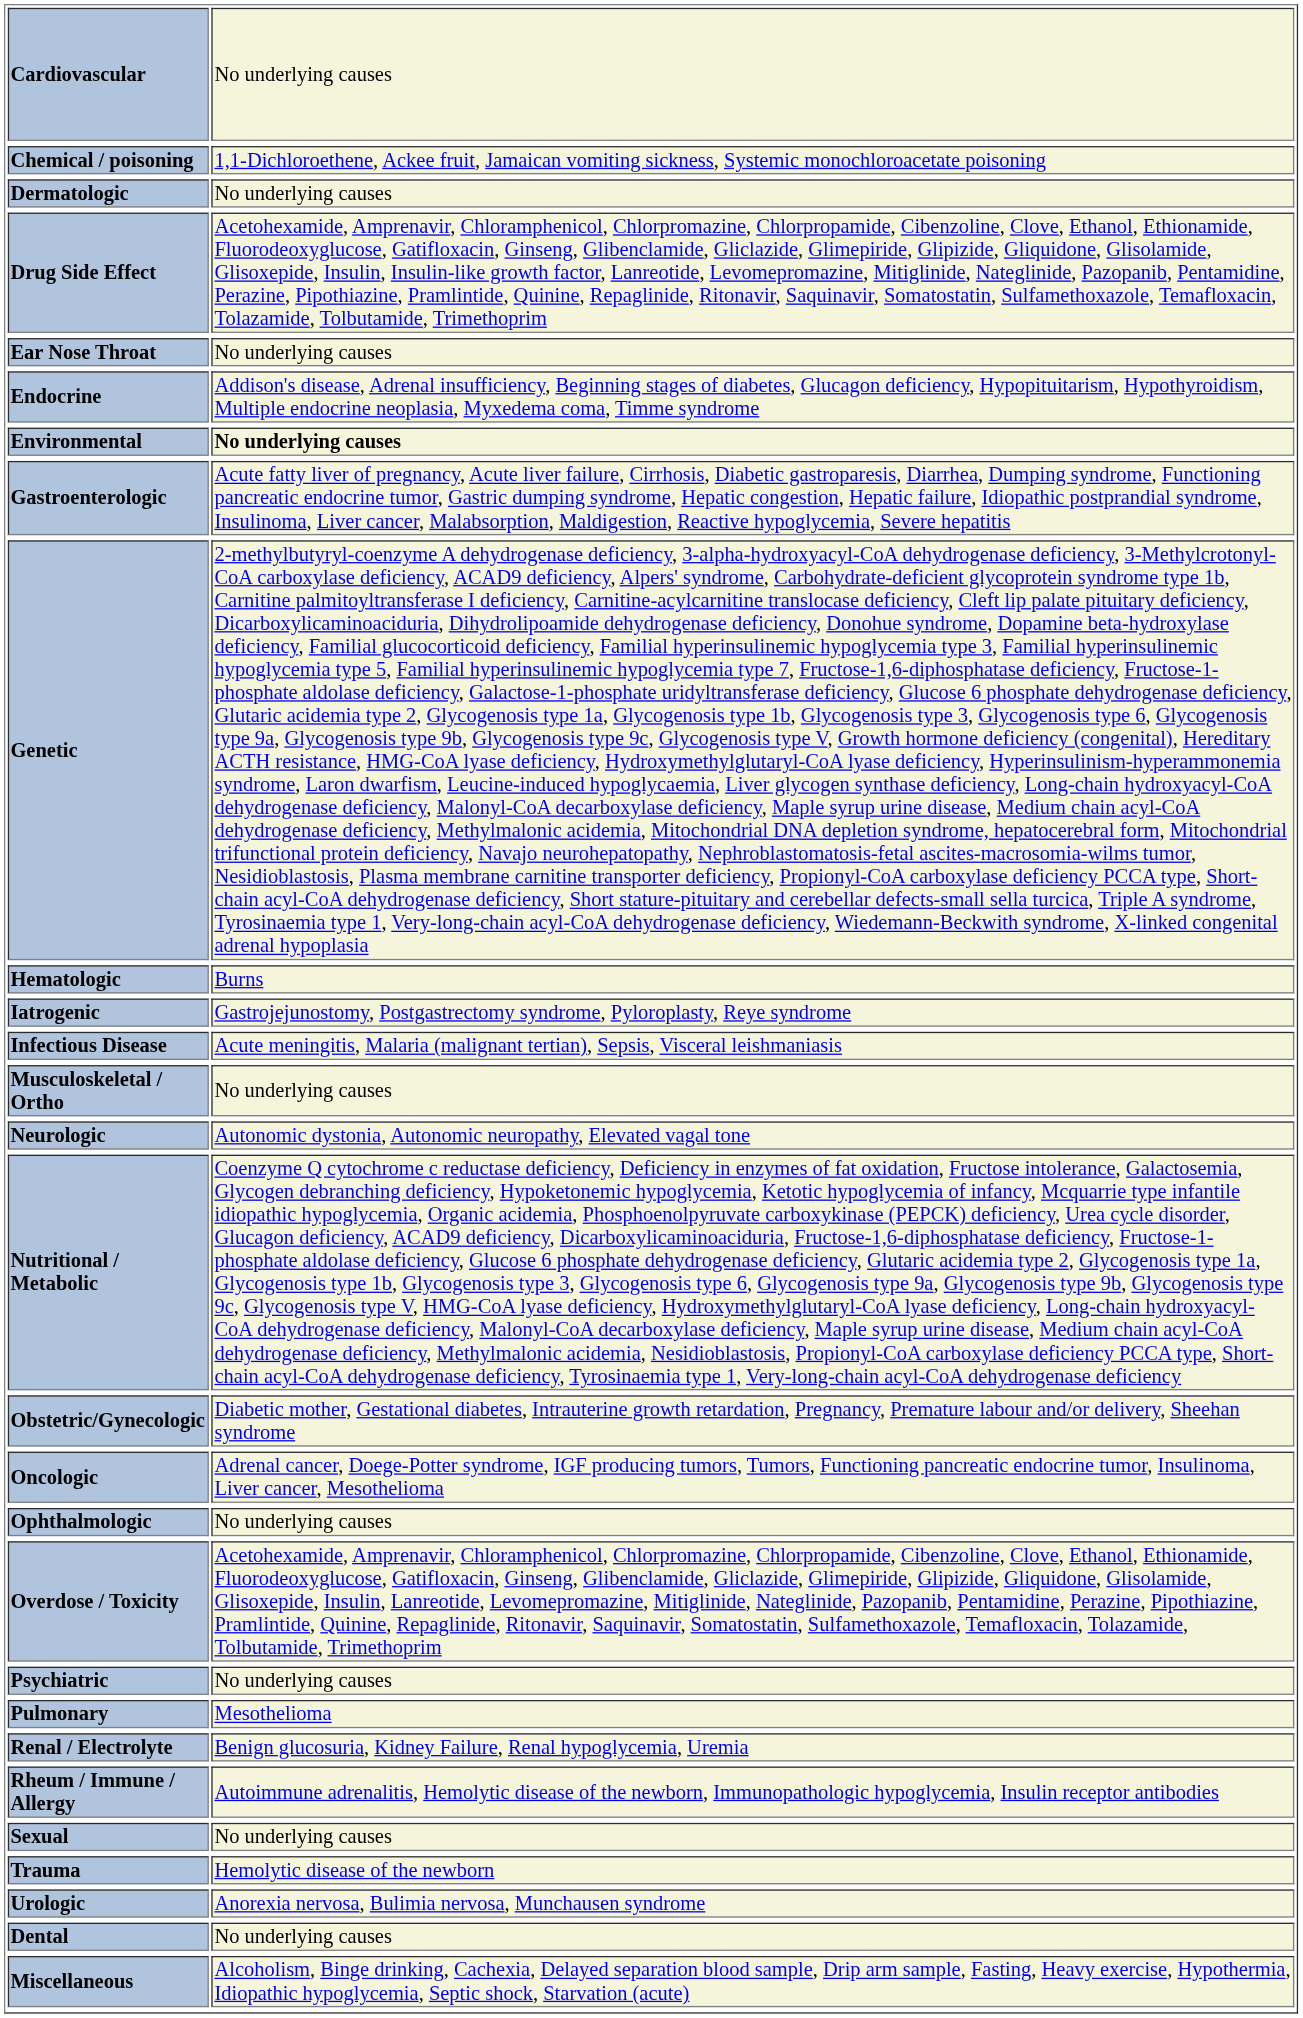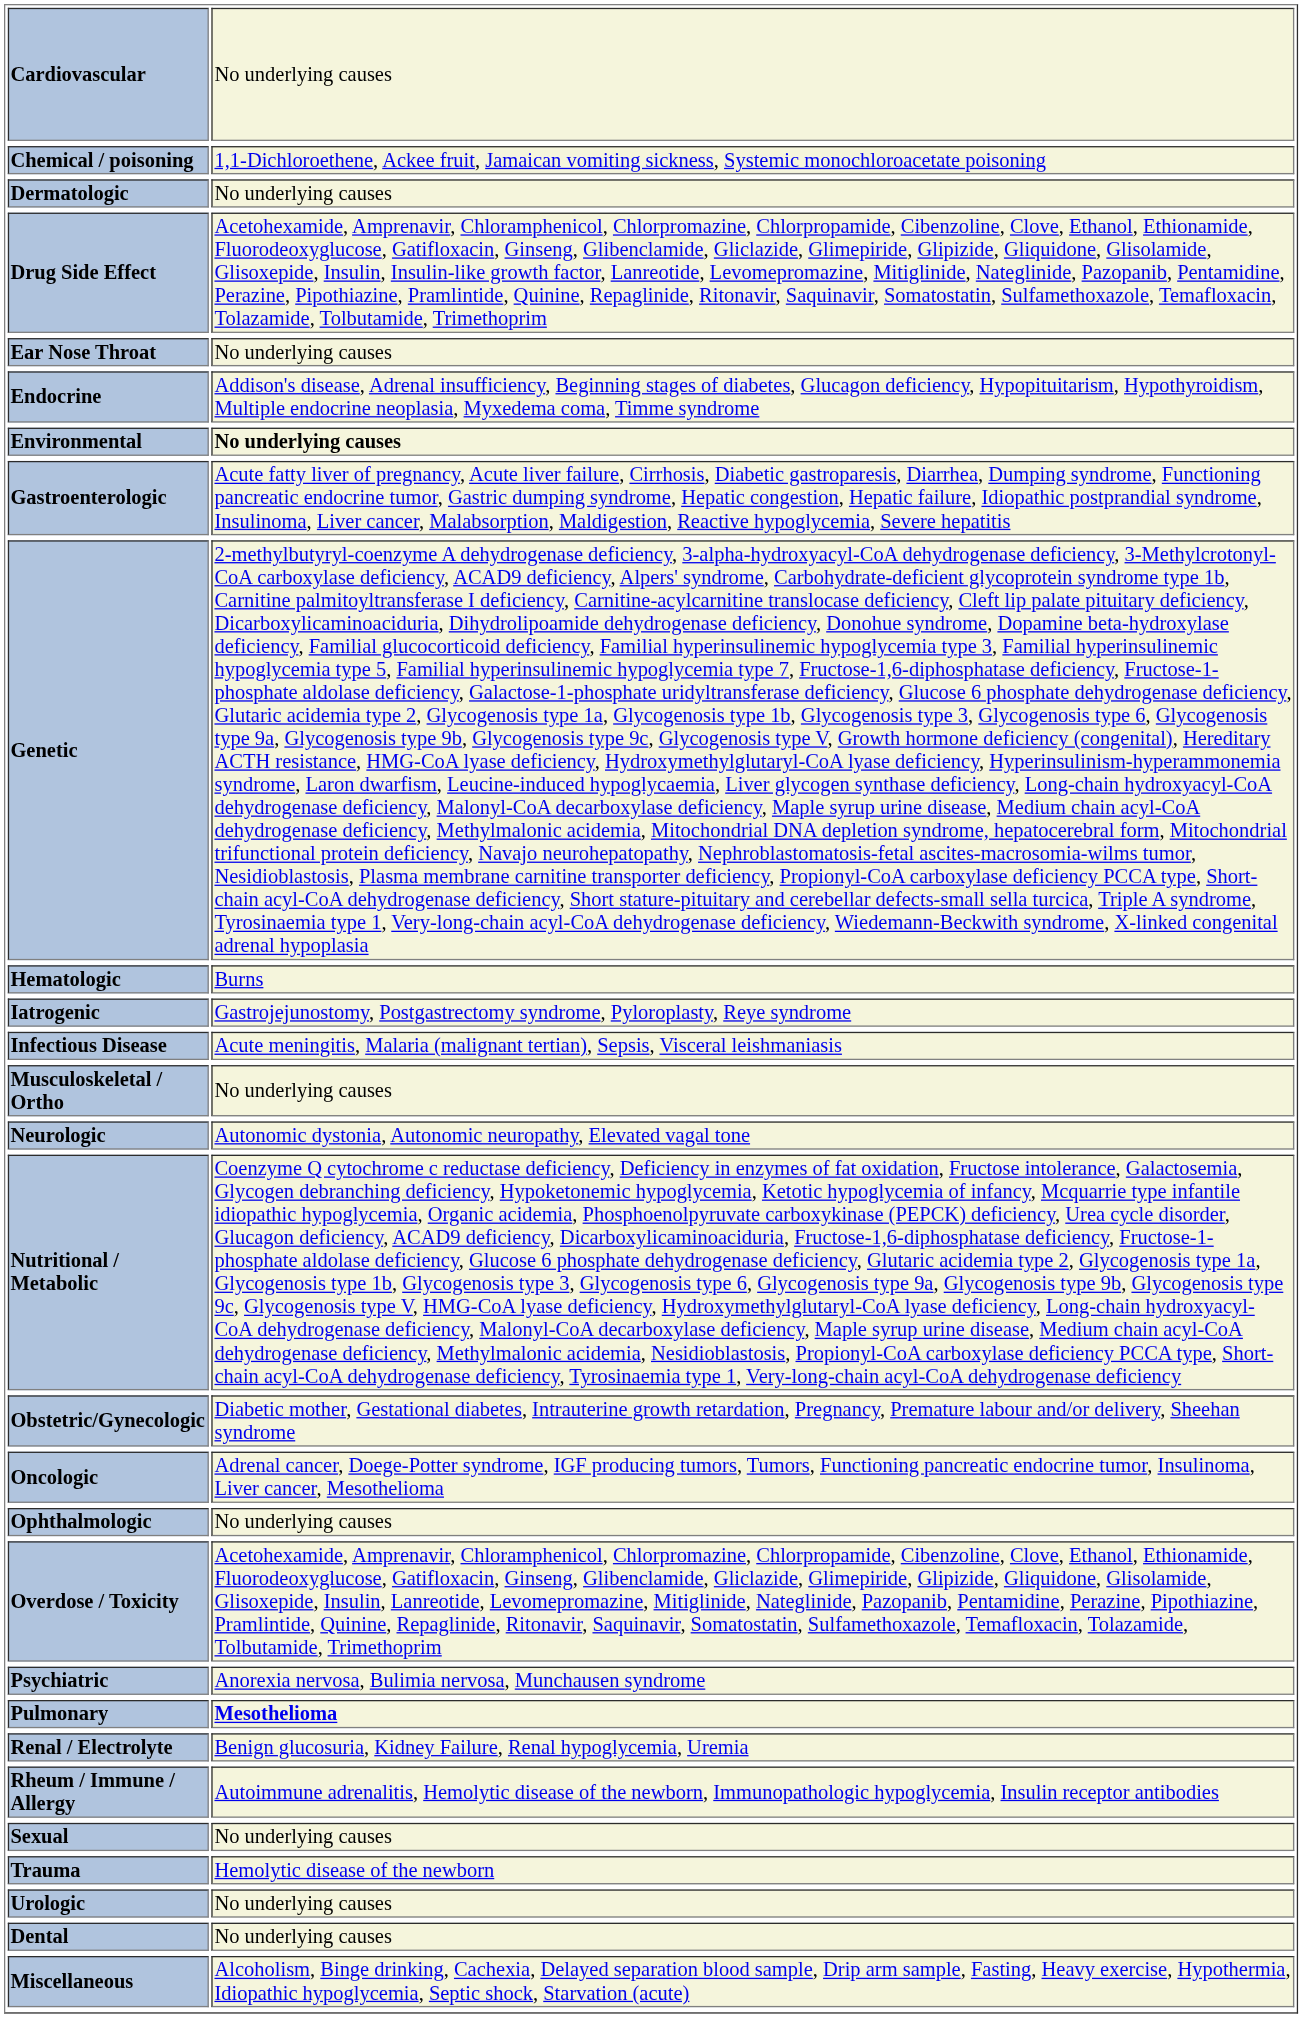(303, 1680) No underlying causes -> (460, 1680) Anorexia nervosa, Bulimia nervosa, Munchausen syndrome
(273, 1713) normal -> (276, 1713) bold
(460, 1903) Anorexia nervosa, Bulimia nervosa, Munchausen syndrome -> (303, 1903) No underlying causes
